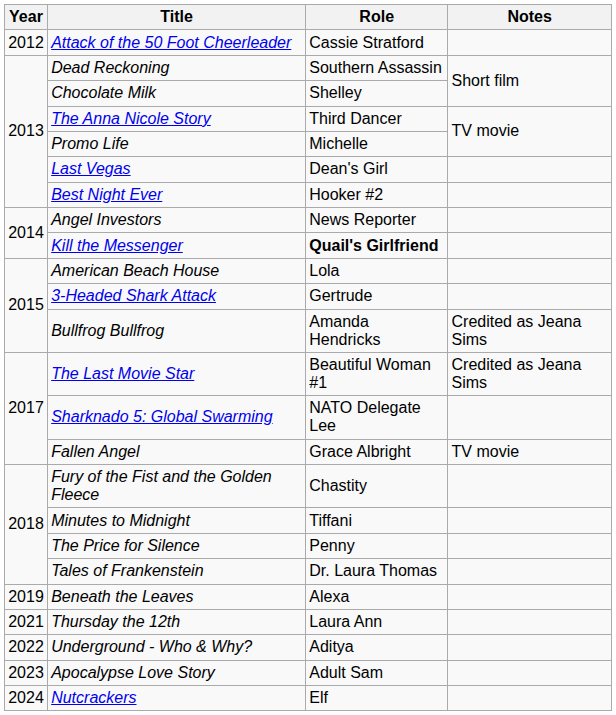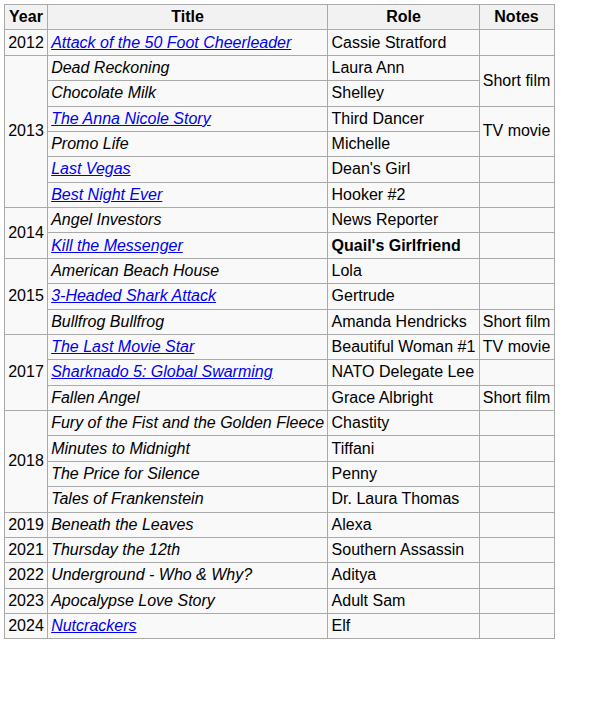(376, 67) Southern Assassin -> (368, 67) Laura Ann
(516, 330) Credited as Jeana Sims -> (517, 321) Short film
(516, 374) Credited as Jeana Sims -> (517, 347) TV movie
(485, 451) TV movie -> (517, 397) Short film
(346, 622) Laura Ann -> (398, 550) Southern Assassin
